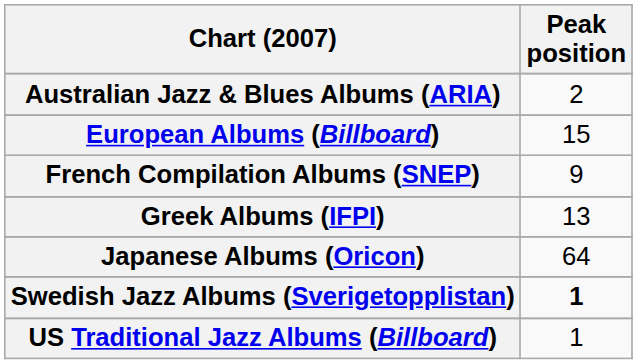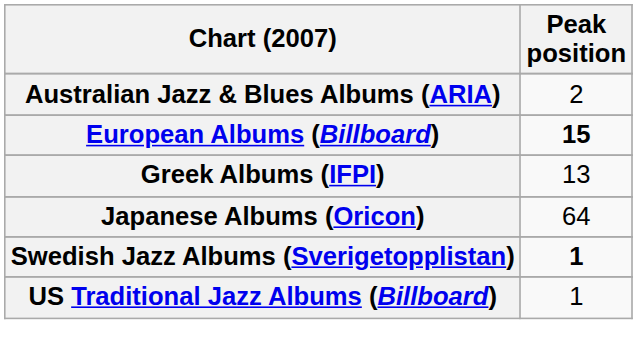(576, 134) normal -> (576, 134) bold
- row: (263, 175)
